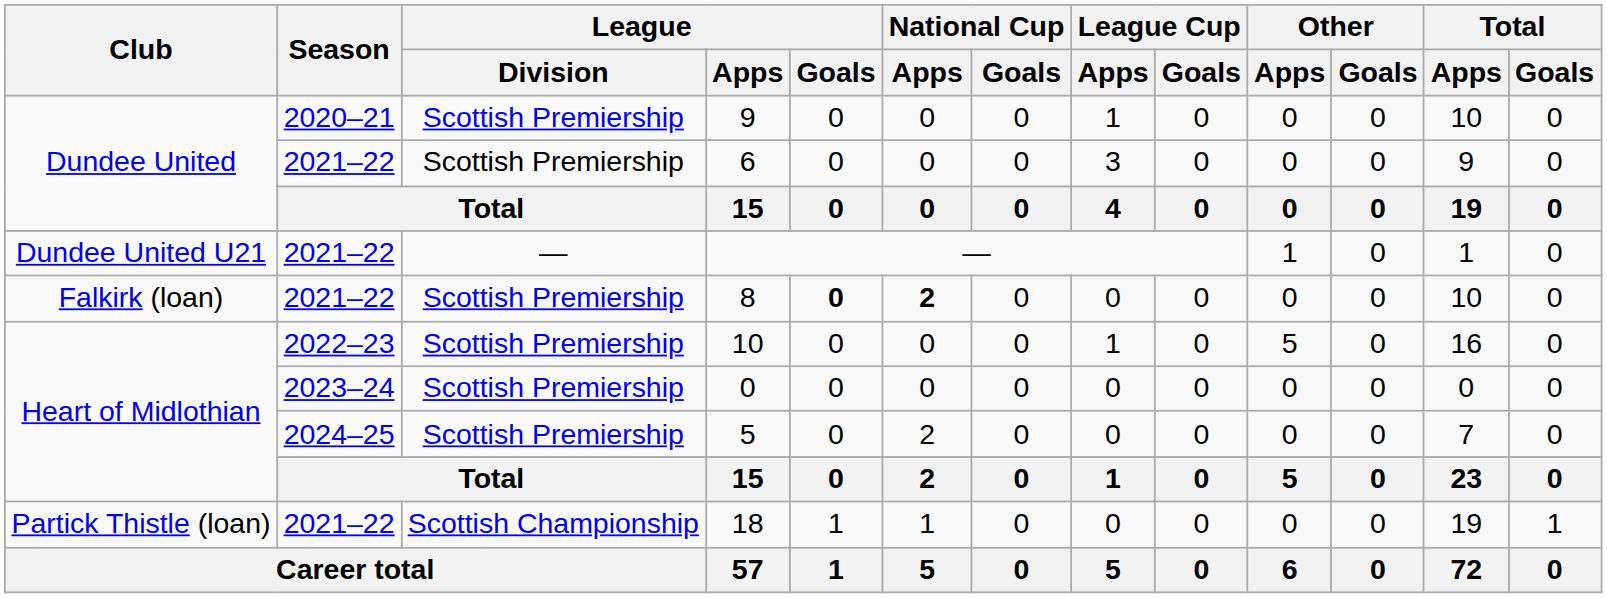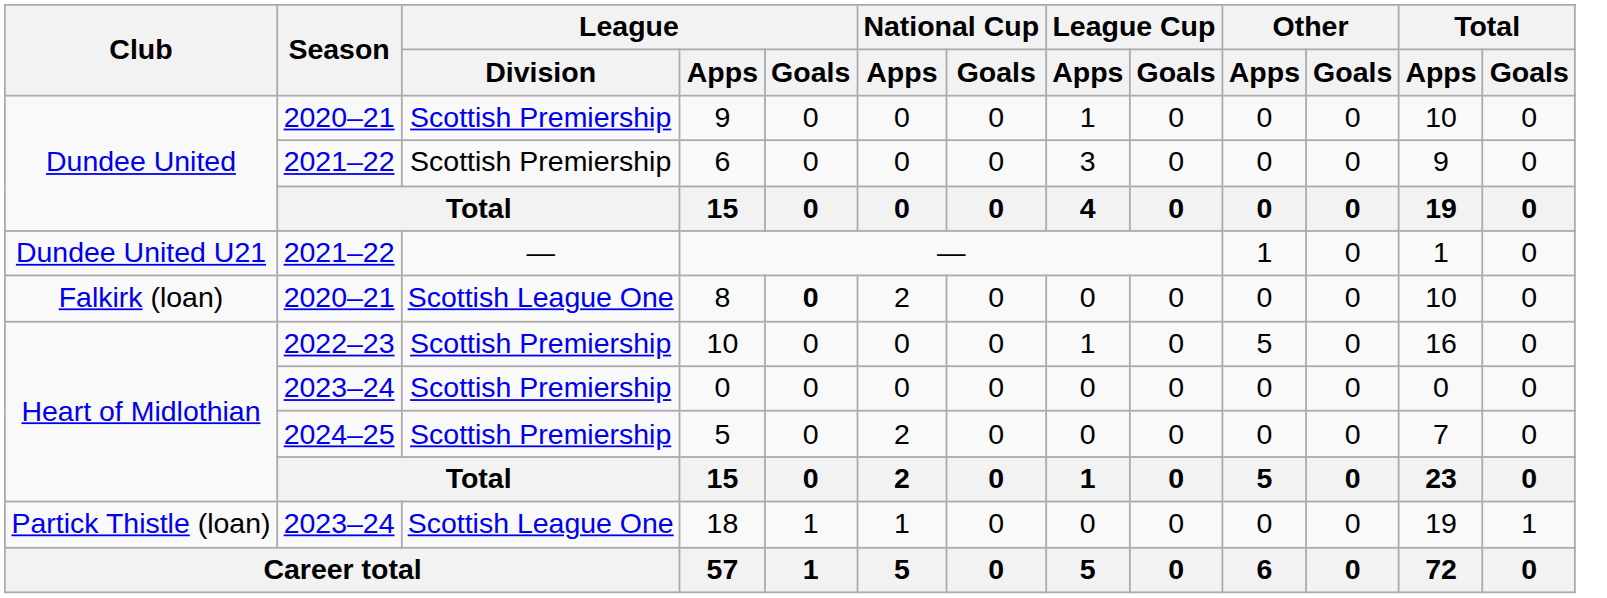(339, 298) 2021–22 -> (339, 298) 2020–21
(553, 298) Scottish Premiership -> (541, 298) Scottish League One
(927, 298) bold -> (902, 298) normal
(339, 523) 2021–22 -> (339, 523) 2023–24
(553, 523) Scottish Championship -> (541, 523) Scottish League One
